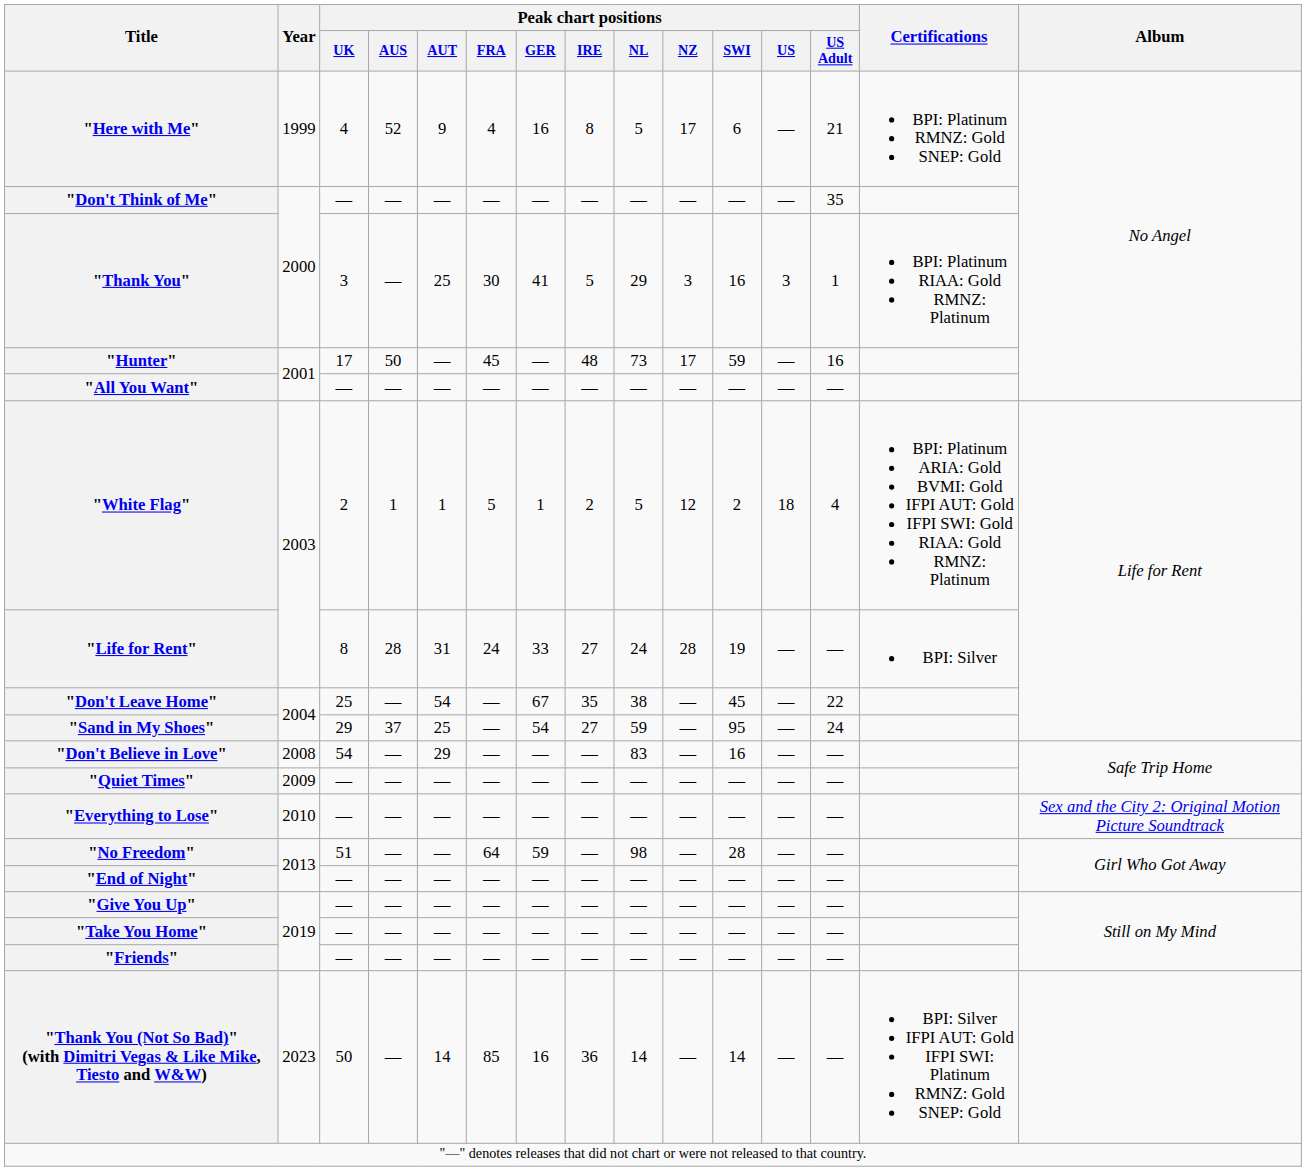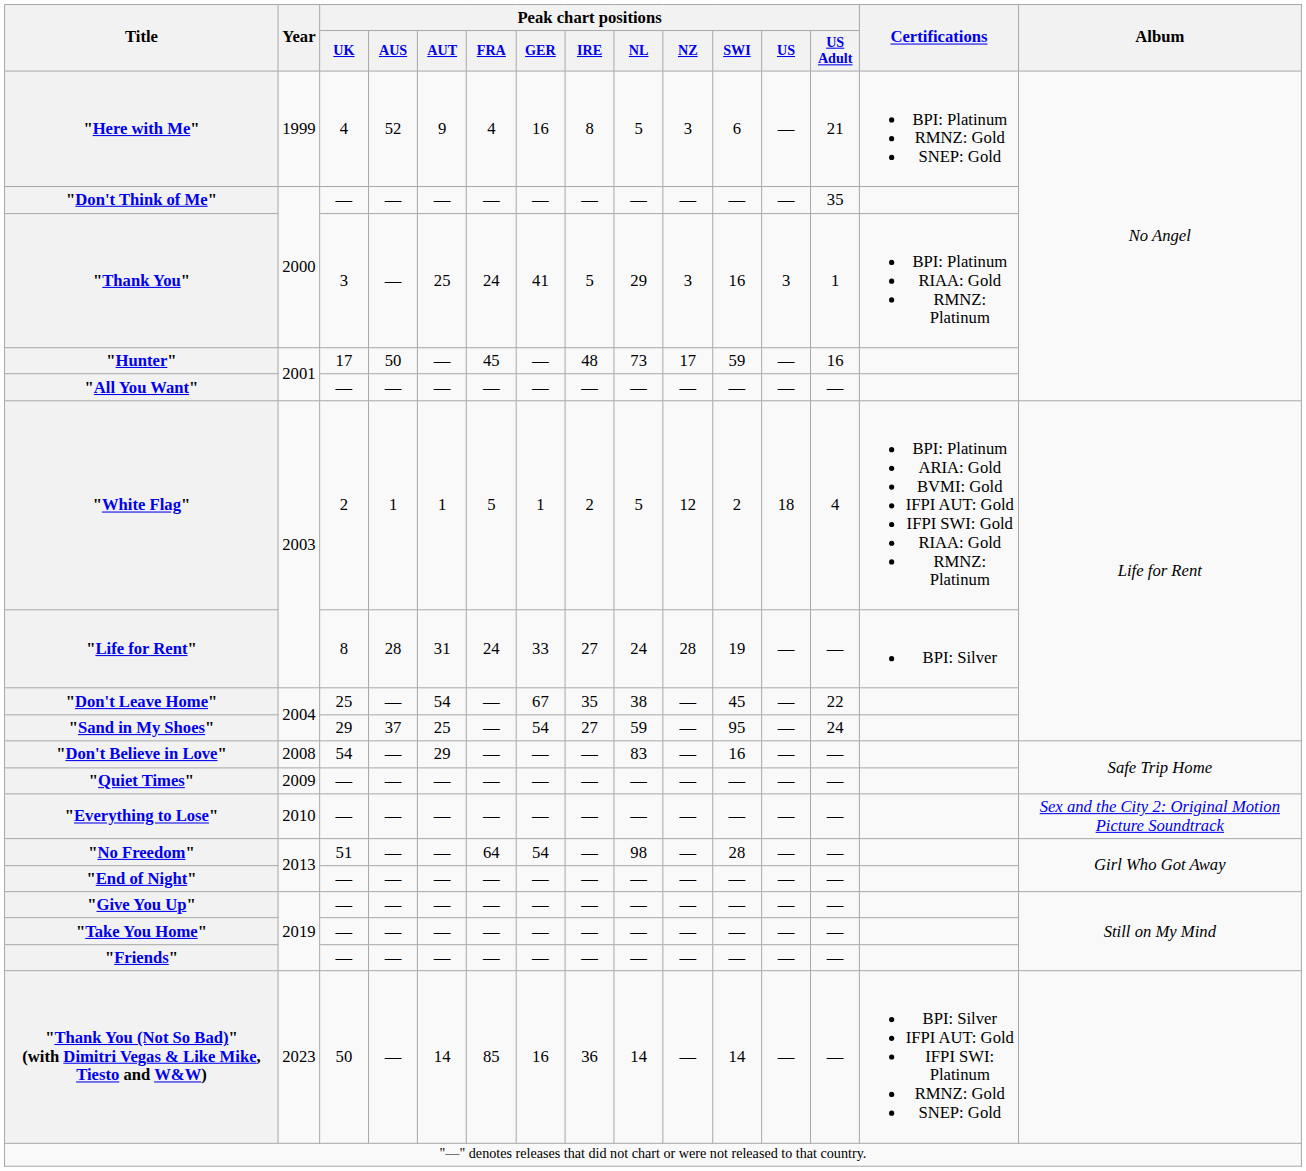(688, 128) 17 -> (688, 128) 3
(491, 280) 30 -> (491, 280) 24
(540, 852) 59 -> (540, 852) 54
